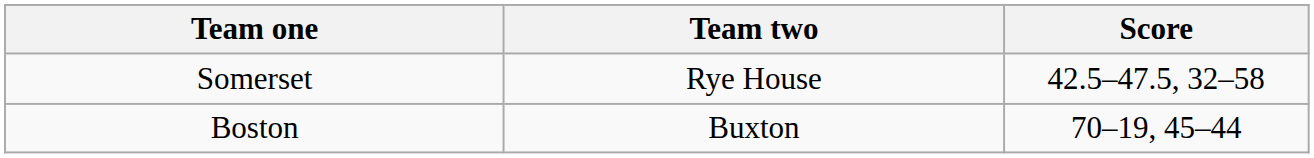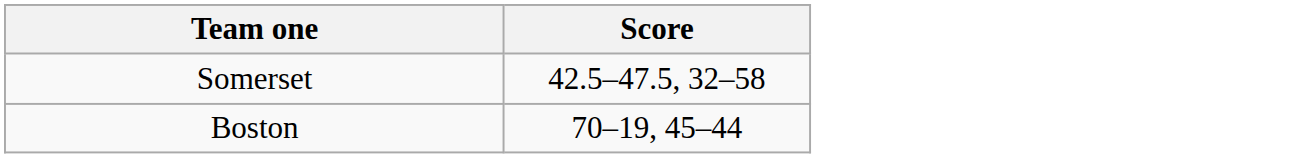- column: (754, 29)
